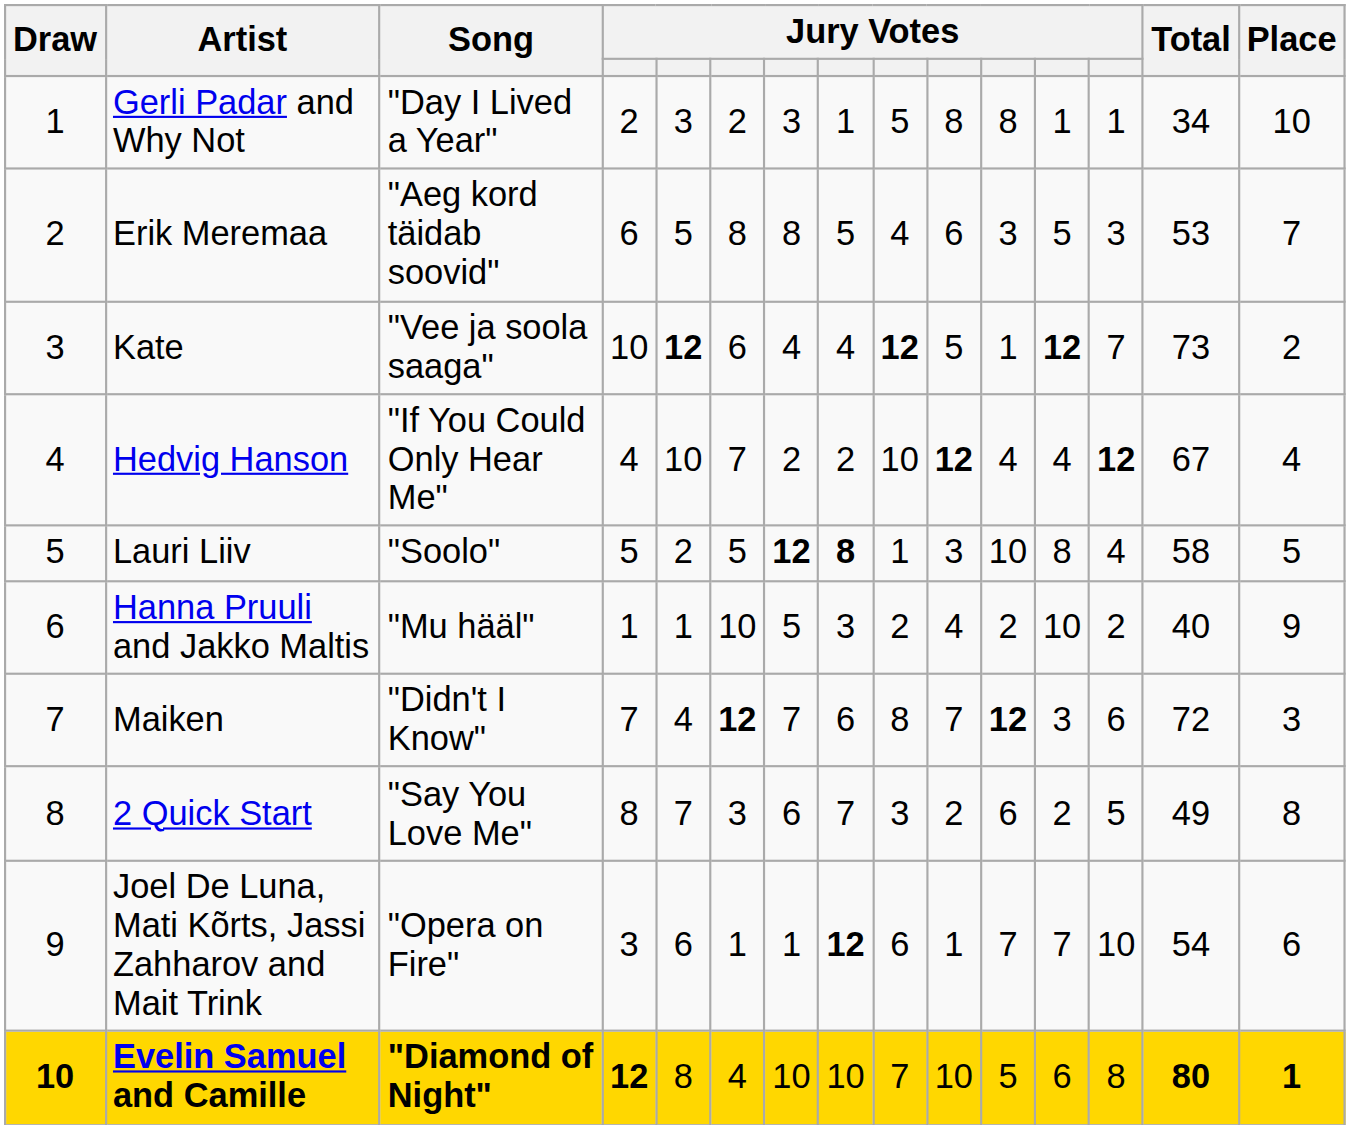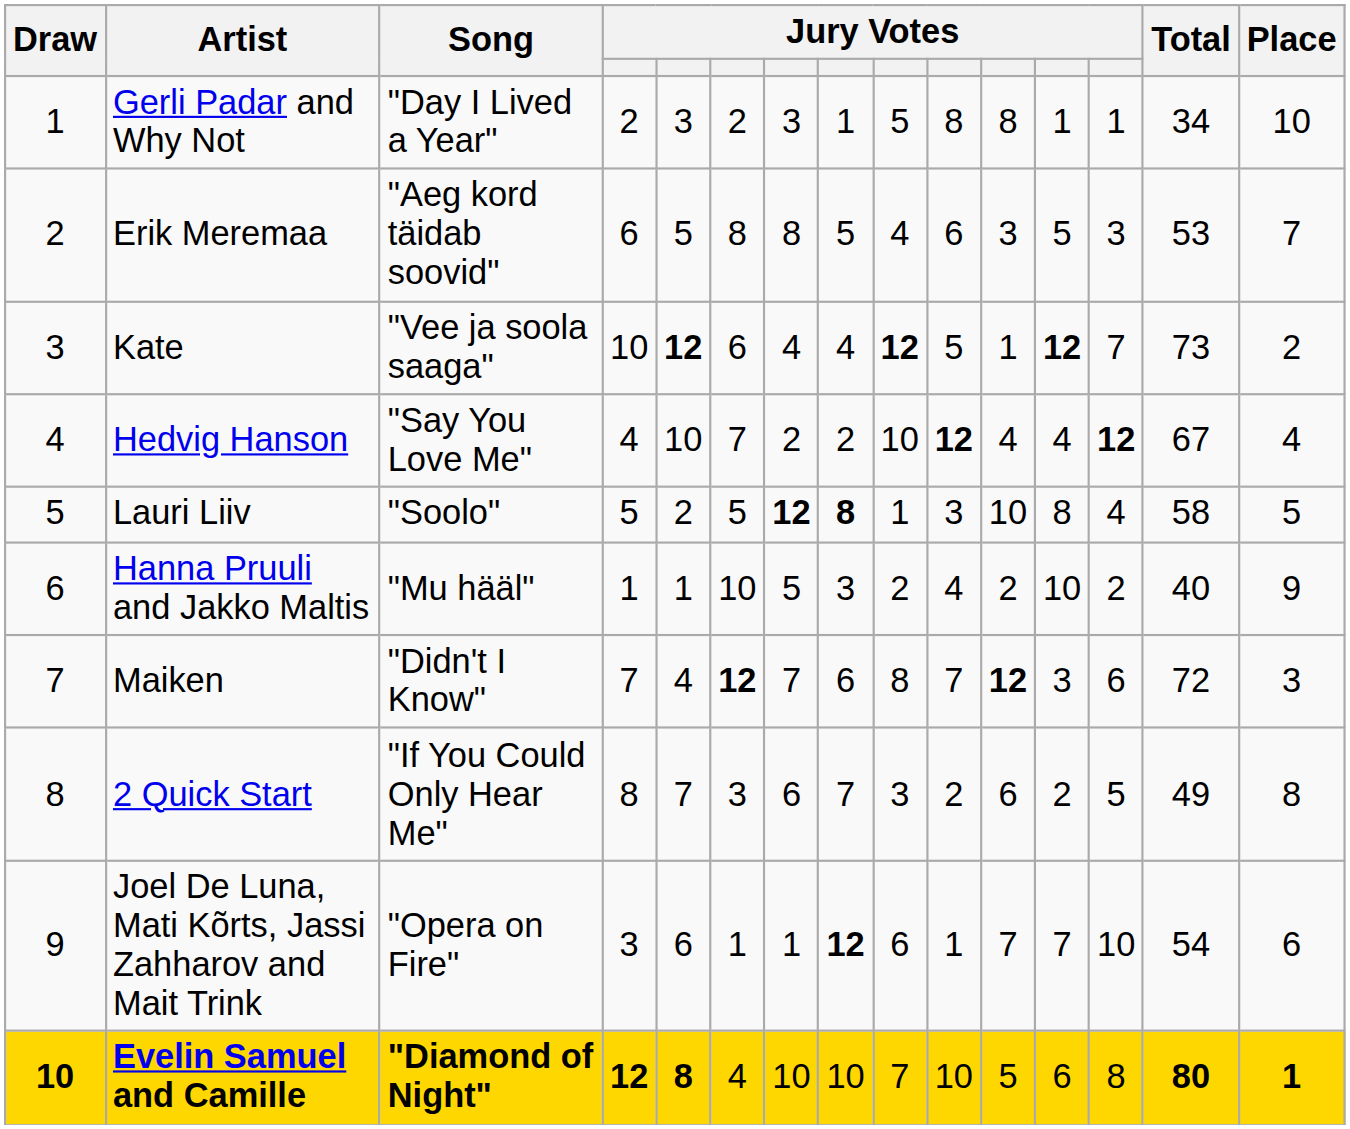(487, 459) "If You Could Only Hear Me" -> (460, 440) "Say You Love Me"
(460, 813) "Say You Love Me" -> (487, 793) "If You Could Only Hear Me"
(683, 1076) normal -> (683, 1076) bold
